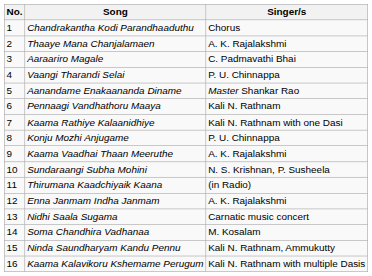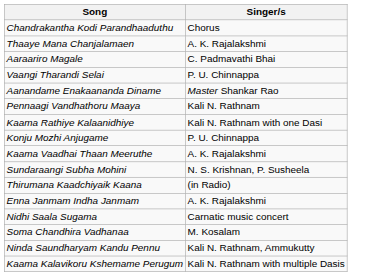- column: (15, 12)
